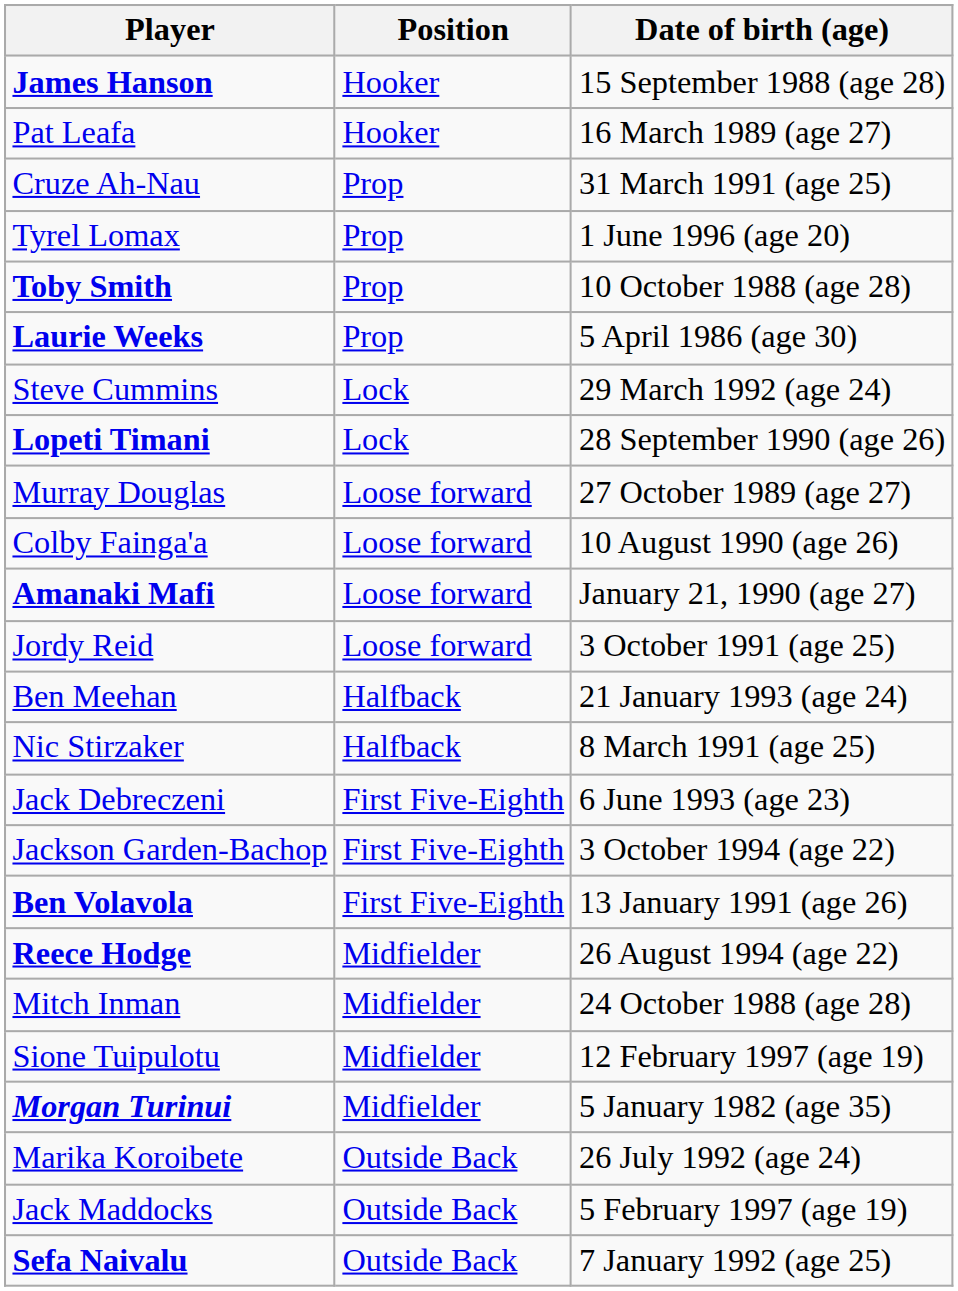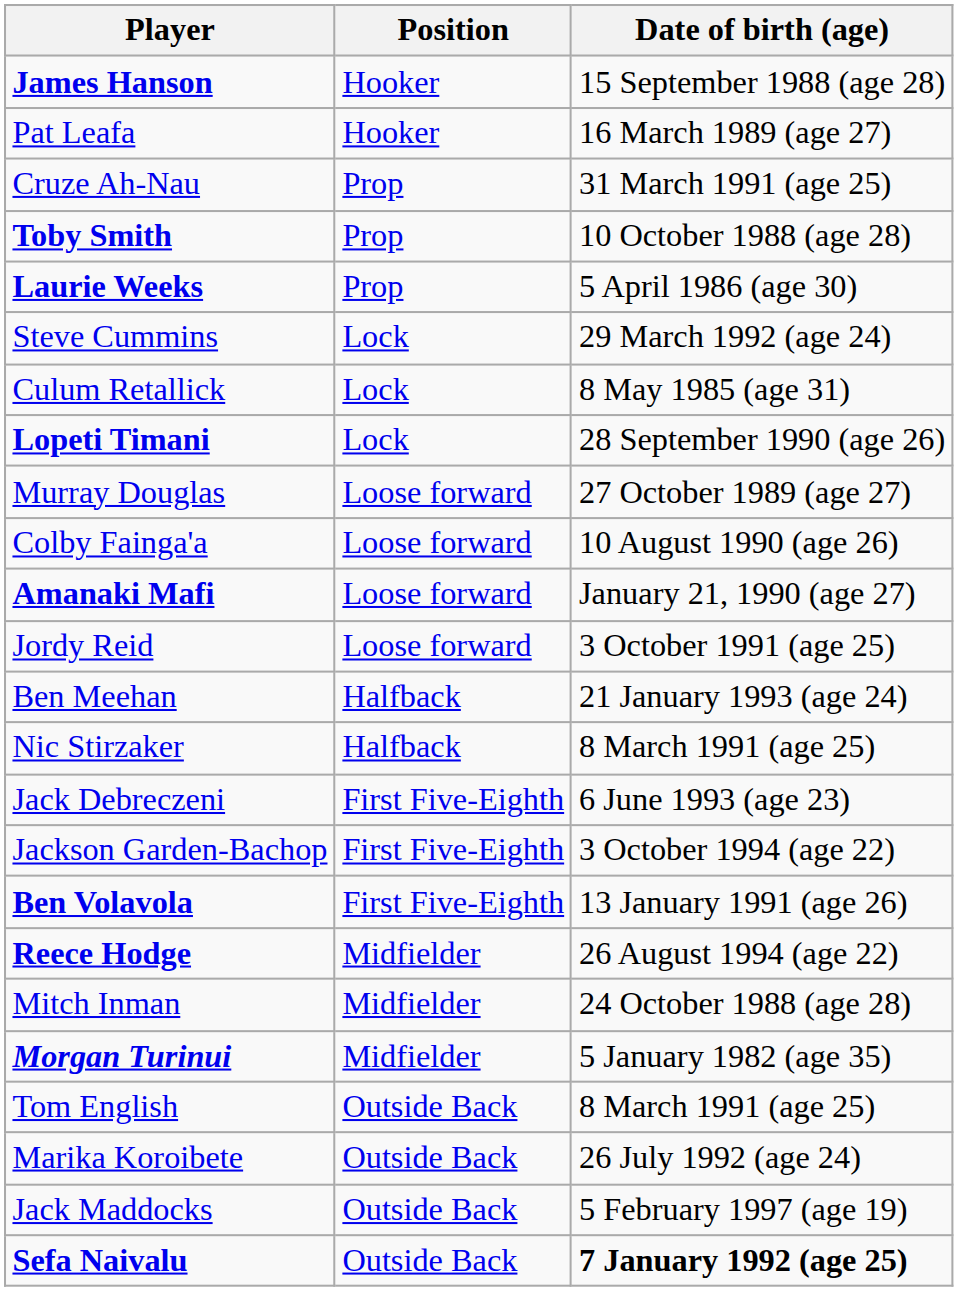- row: (96, 235)
+ row: (119, 388)
- row: (116, 1055)
+ row: (95, 1106)
(735, 1260) normal -> (743, 1260) bold
